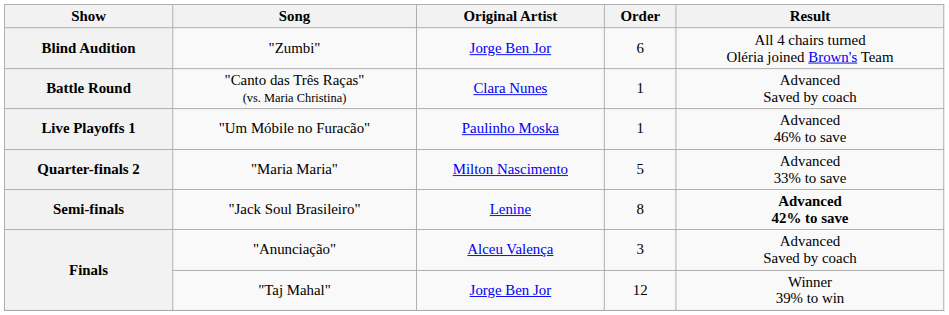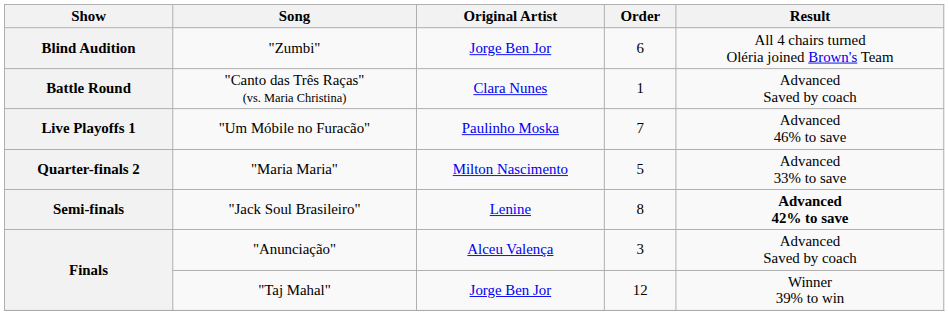(640, 128) 1 -> (640, 128) 7
